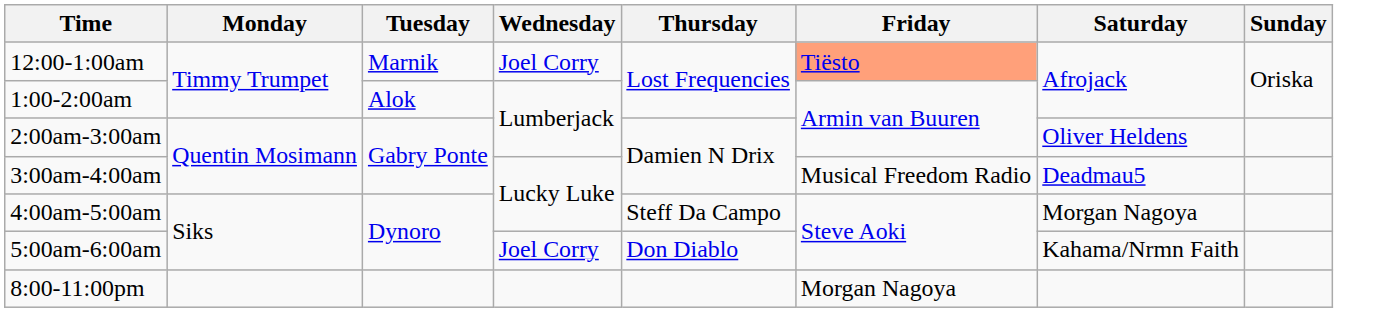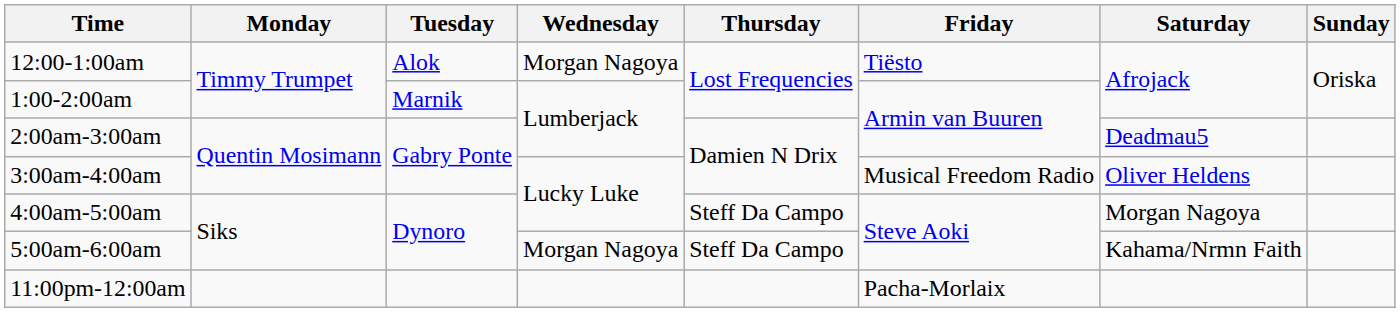(403, 61) Marnik -> (416, 61) Alok
(549, 61) Joel Corry -> (601, 61) Morgan Nagoya
(830, 61) lightsalmon background -> (893, 61) no background
(392, 99) Alok -> (427, 99) Marnik
(1115, 136) Oliver Heldens -> (1157, 136) Deadmau5
(1094, 174) Deadmau5 -> (1178, 174) Oliver Heldens
(549, 250) Joel Corry -> (601, 250) Morgan Nagoya
(682, 250) Don Diablo -> (766, 250) Steff Da Campo
- row: (77, 288)
+ row: (98, 288)
